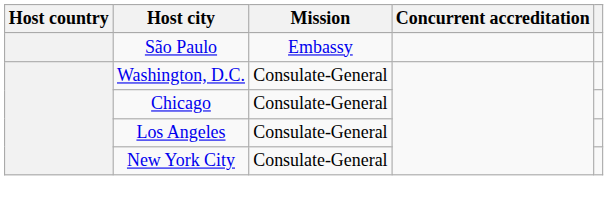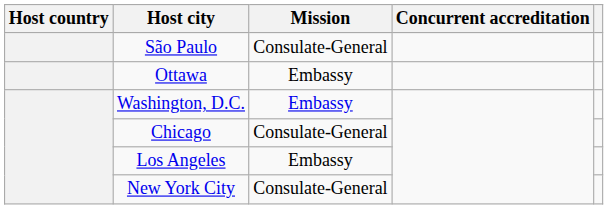(320, 47) Embassy -> (320, 47) Consulate-General
+ row: (181, 75)
(320, 75) Consulate-General -> (320, 103) Embassy
(320, 132) Consulate-General -> (320, 160) Embassy
